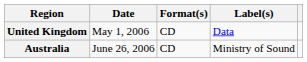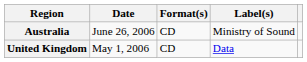rows swapped: (47, 31) <-> (47, 48)
